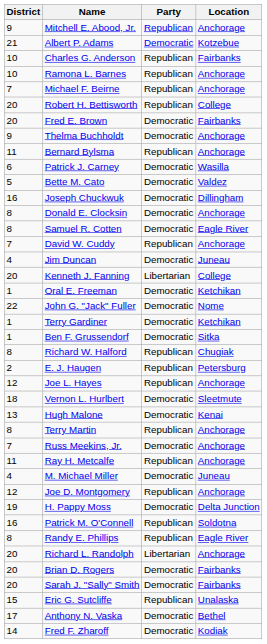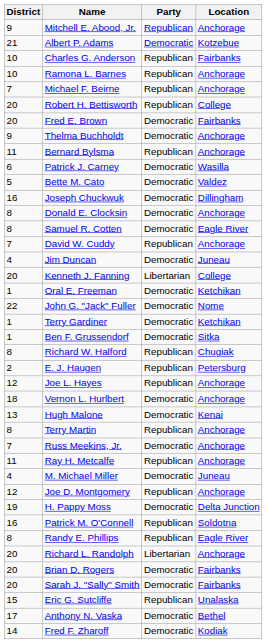(220, 399) Sleetmute -> (221, 399) Anchorage
